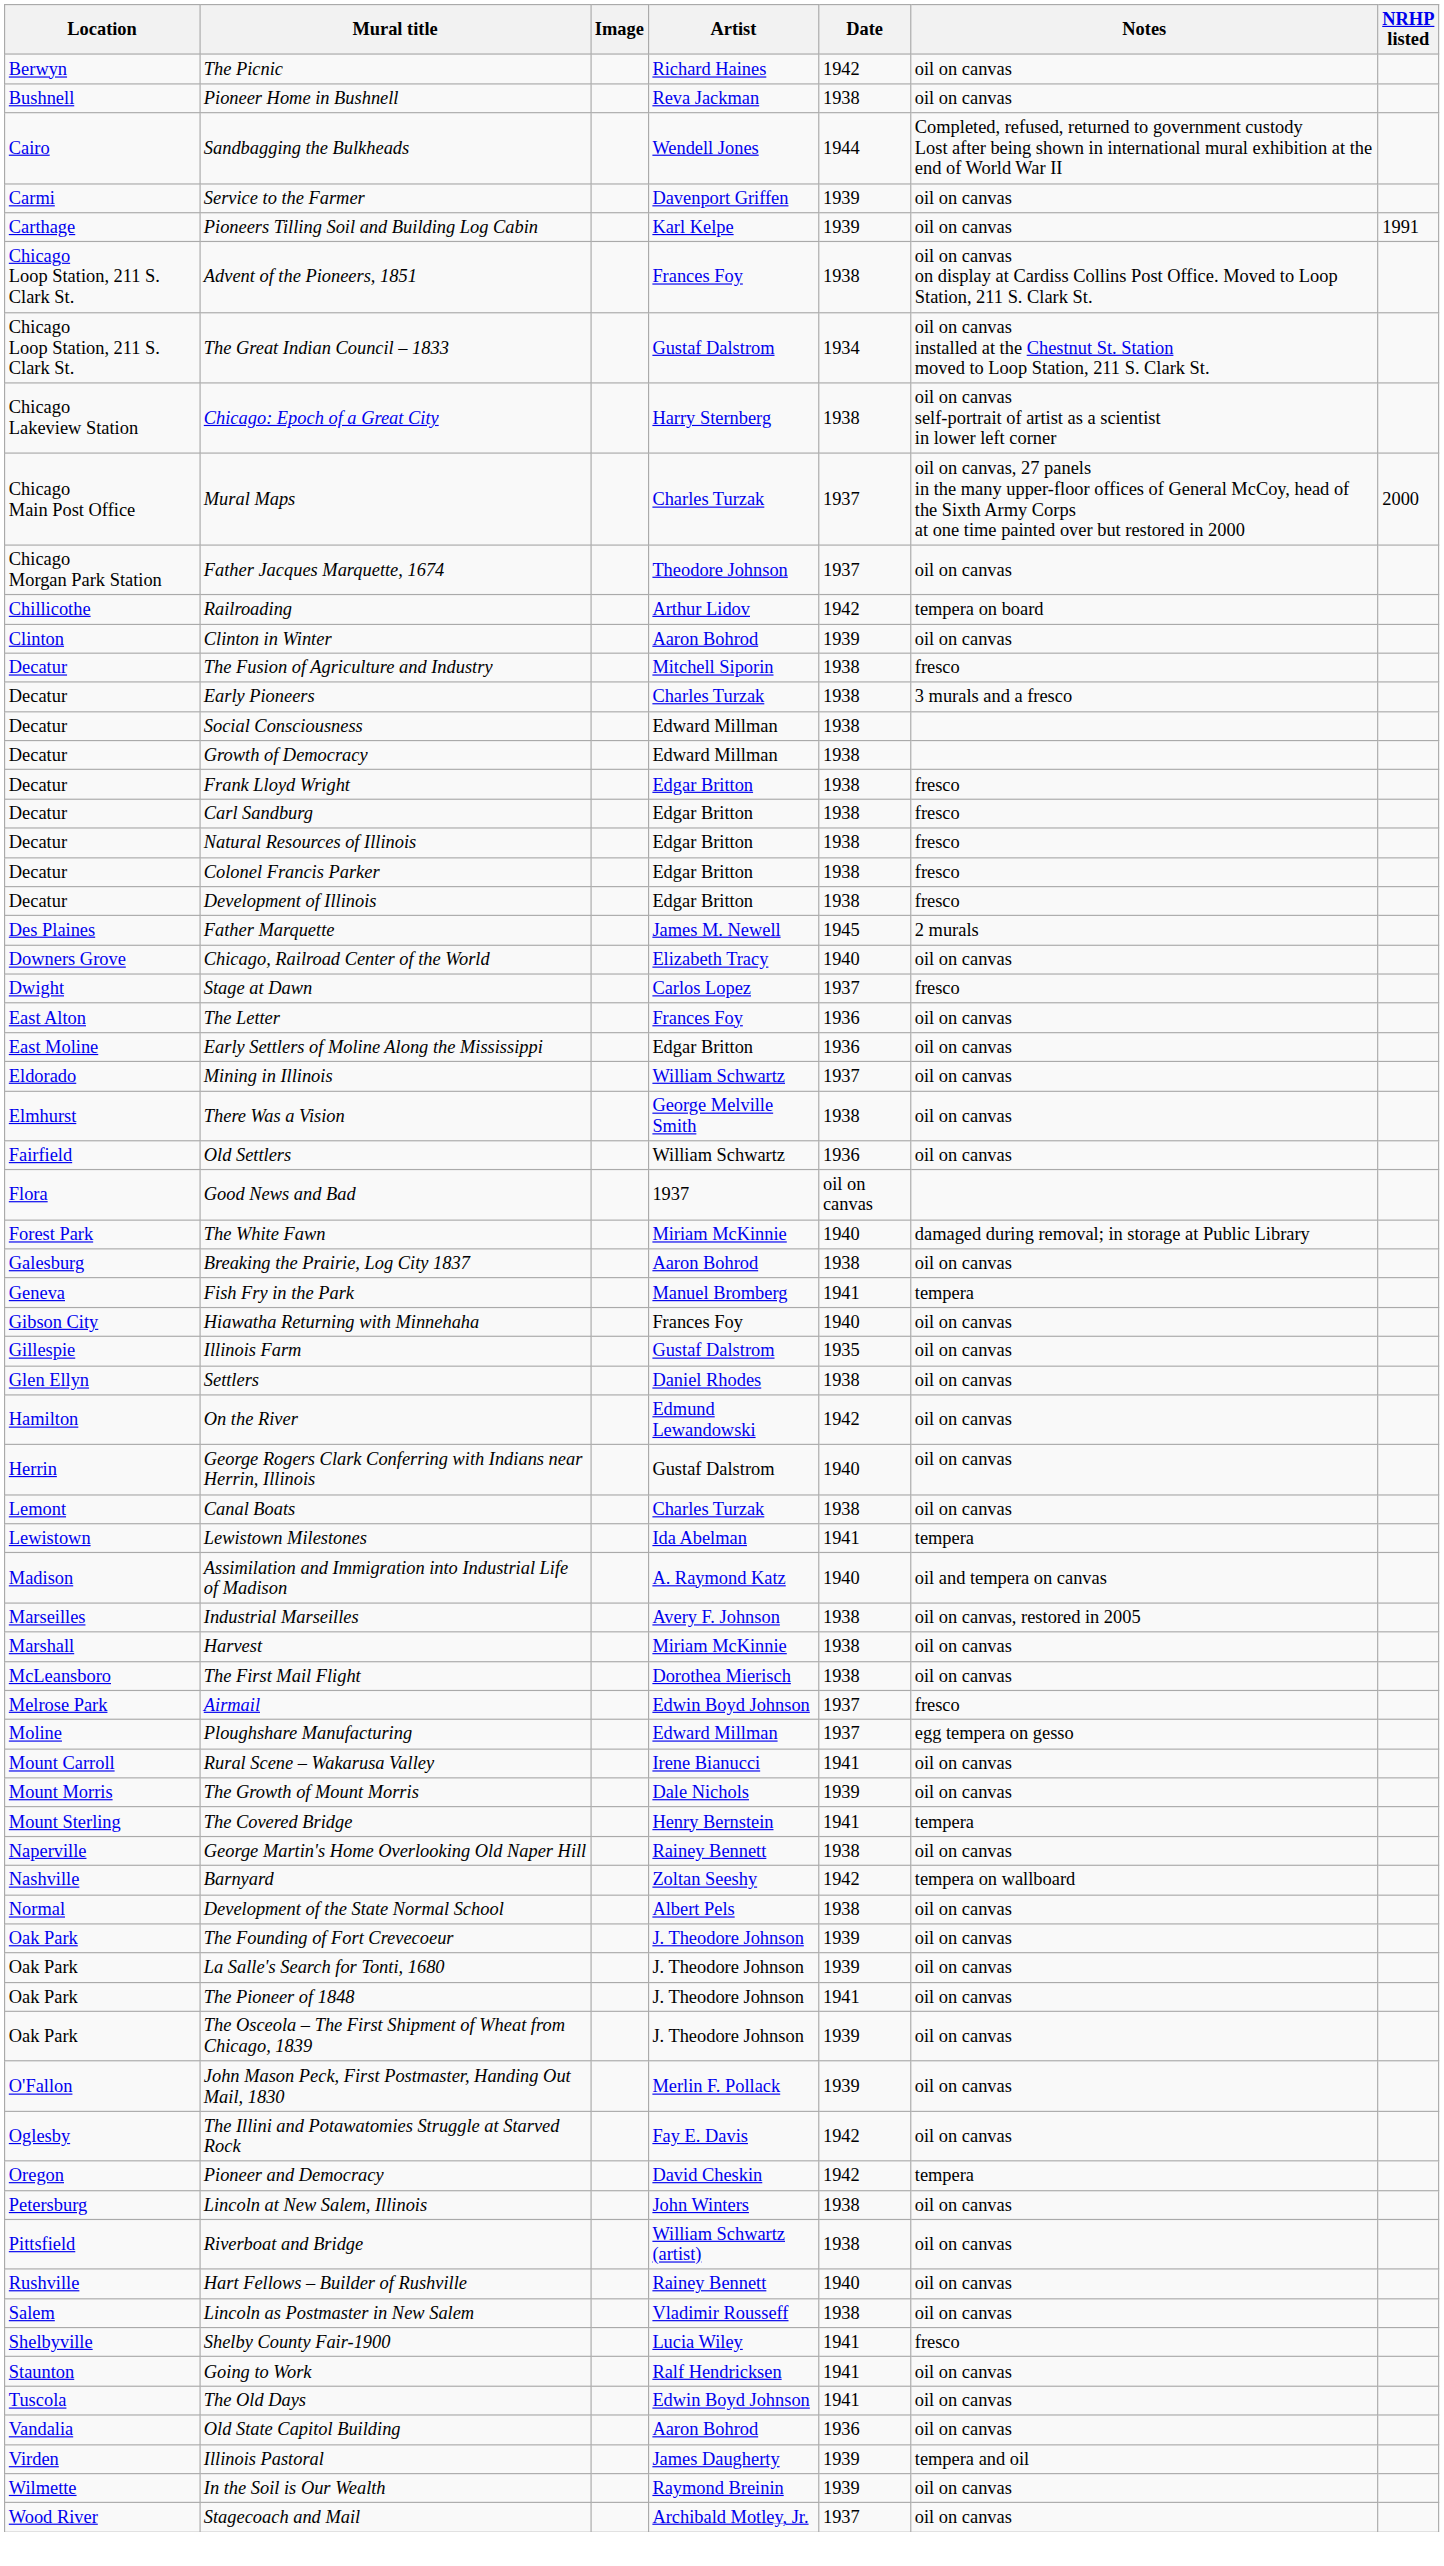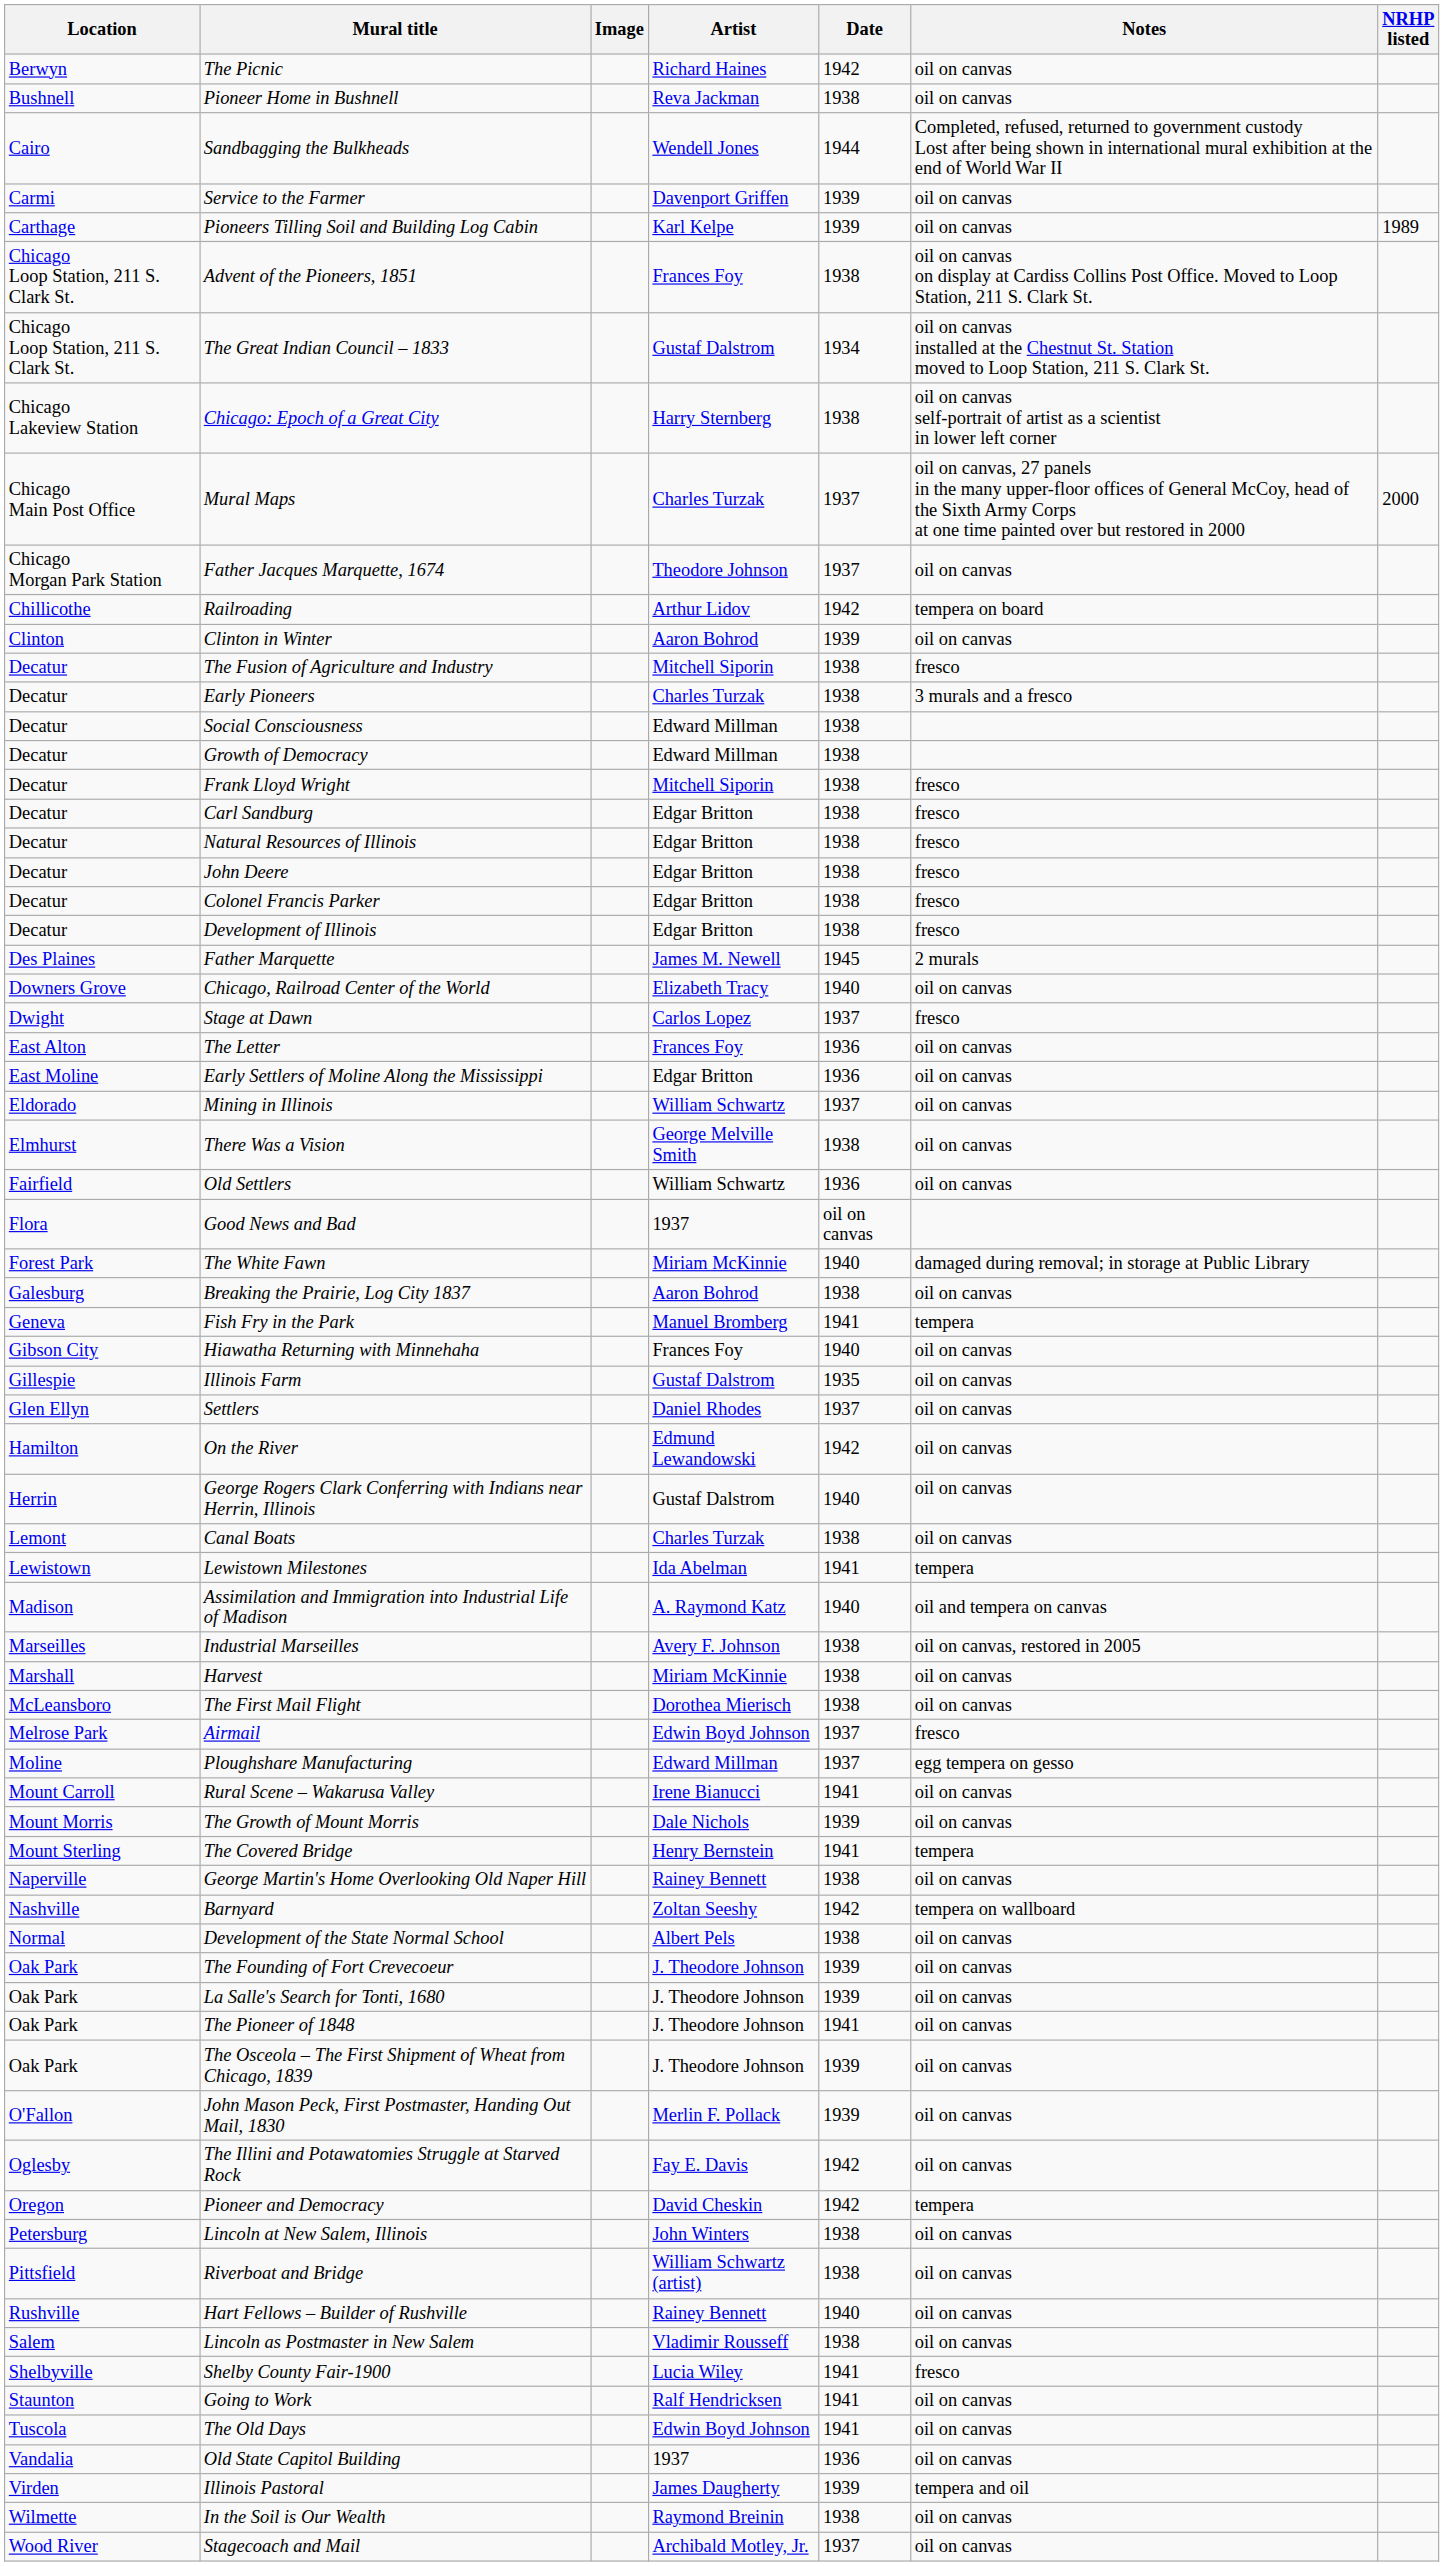(1401, 227) 1991 -> (1401, 227) 1989
(703, 784) Edgar Britton -> (713, 784) Mitchell Siporin
+ row: (246, 871)
(841, 1380) 1938 -> (841, 1409) 1937
(705, 2429) Aaron Bohrod -> (671, 2458) 1937
(841, 2487) 1939 -> (841, 2517) 1938
